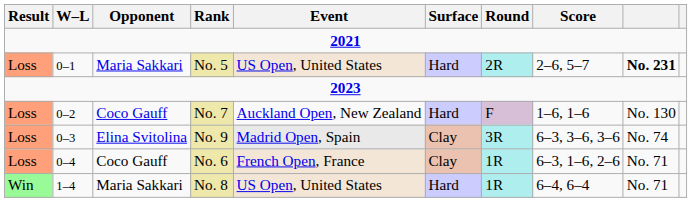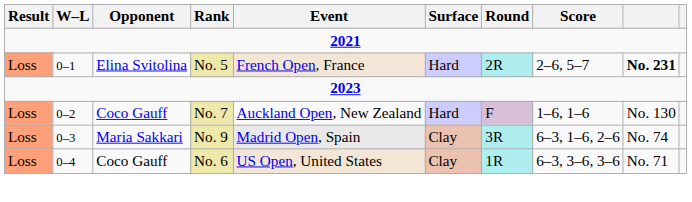(140, 64) Maria Sakkari -> (142, 64) Elina Svitolina
(309, 64) US Open, United States -> (301, 64) French Open, France
(142, 137) Elina Svitolina -> (140, 137) Maria Sakkari
(578, 137) 6–3, 3–6, 3–6 -> (578, 137) 6–3, 1–6, 2–6
(301, 161) French Open, France -> (309, 161) US Open, United States
(578, 161) 6–3, 1–6, 2–6 -> (578, 161) 6–3, 3–6, 3–6
- row: (211, 185)
